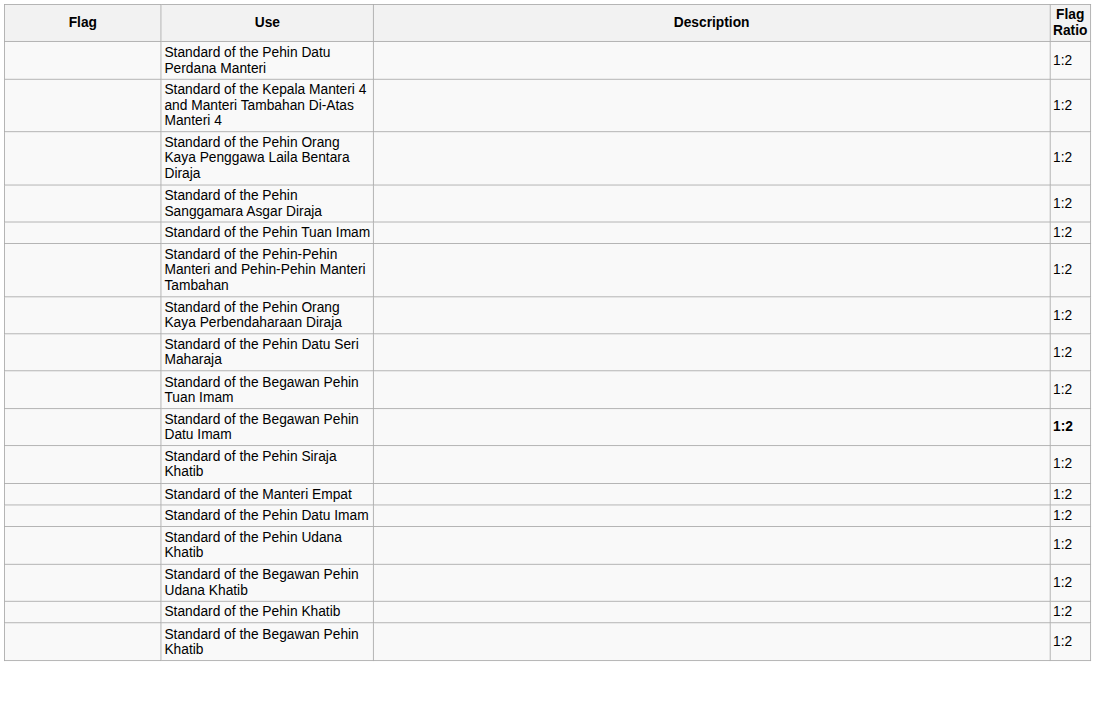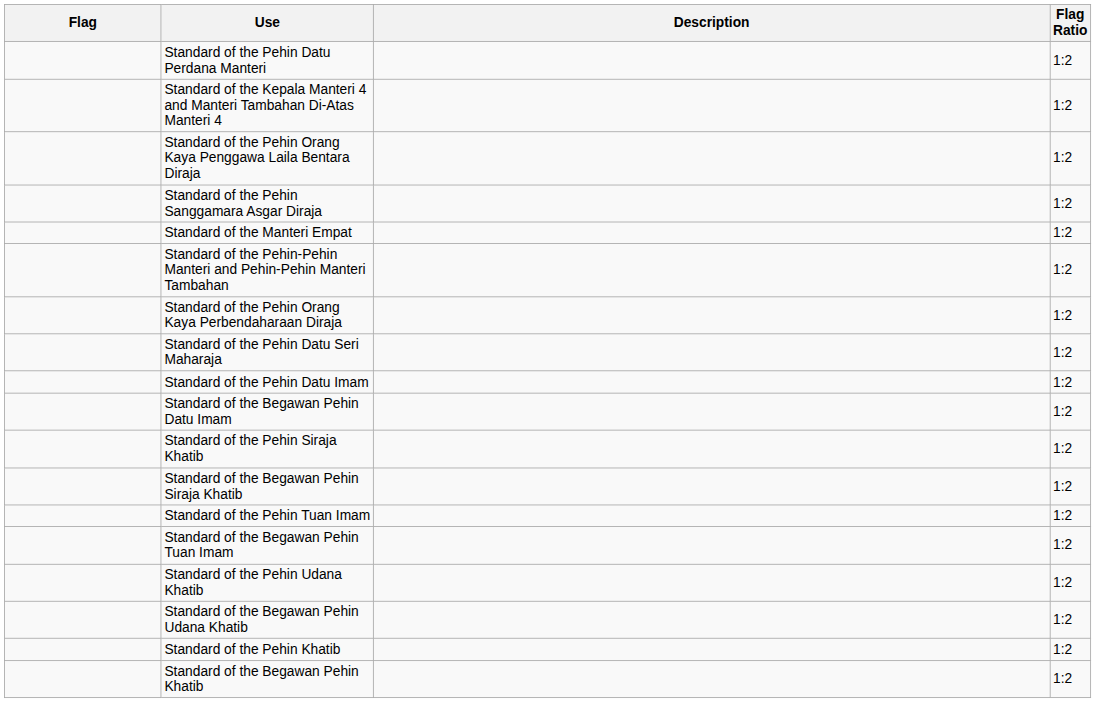rows swapped: (258, 494) <-> (267, 232)
rows swapped: (267, 515) <-> (262, 389)
(1063, 427) bold -> (1063, 411) normal
+ row: (262, 486)
